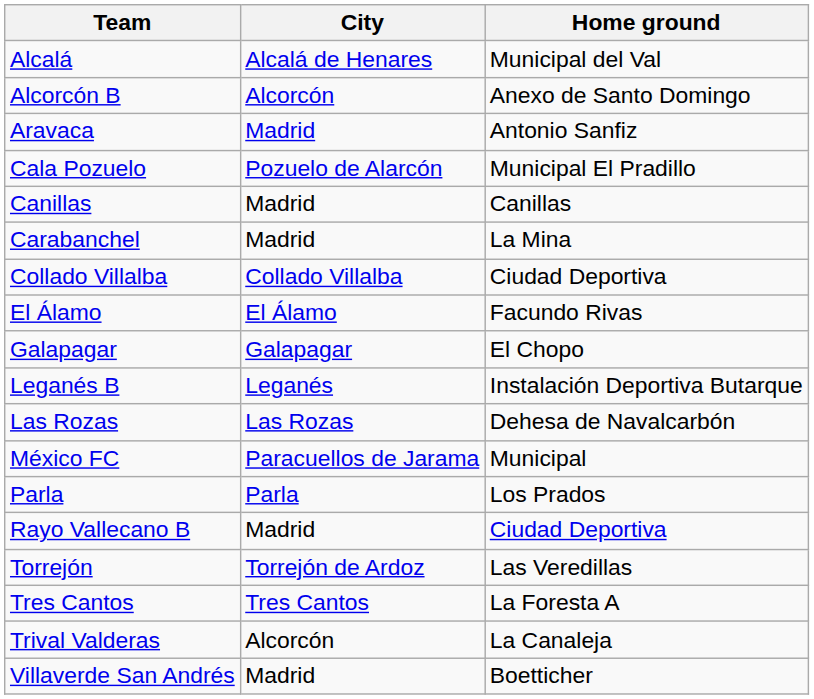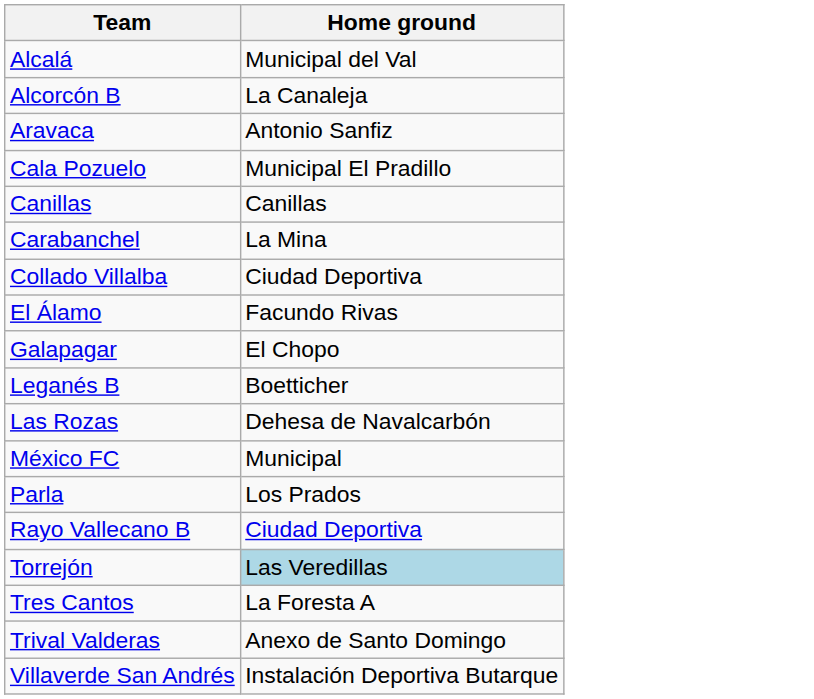- column: (362, 22)
(620, 95) Anexo de Santo Domingo -> (306, 95) La Canaleja
(646, 385) Instalación Deportiva Butarque -> (297, 385) Boetticher
(561, 566) no background -> (316, 566) lightblue background
(551, 639) La Canaleja -> (376, 639) Anexo de Santo Domingo
(541, 675) Boetticher -> (402, 675) Instalación Deportiva Butarque
